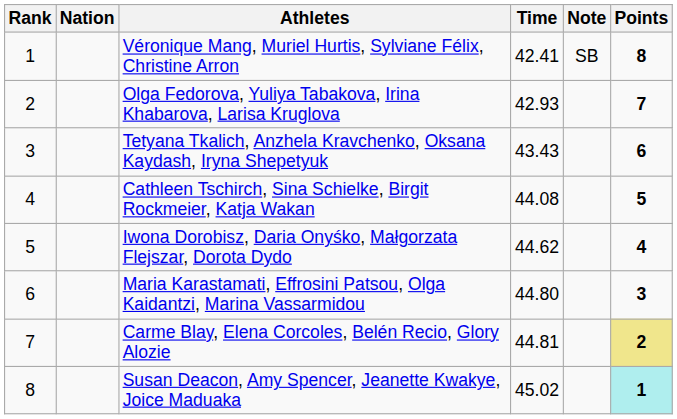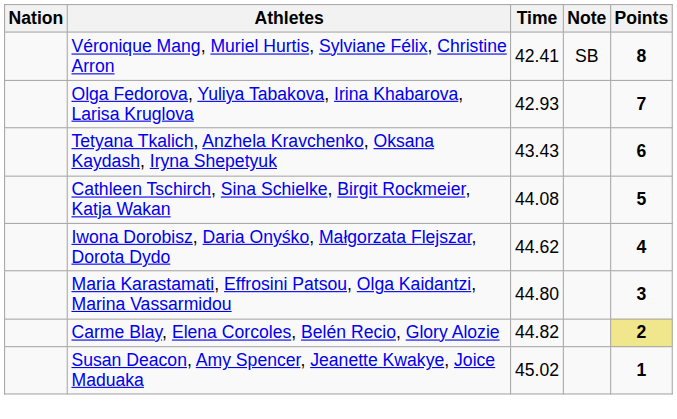- column: (30, 18)
(537, 342) 44.81 -> (537, 332) 44.82
(641, 390) paleturquoise background -> (641, 370) no background
